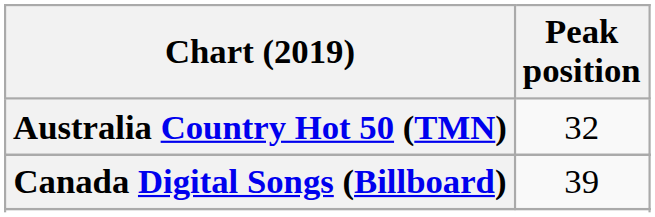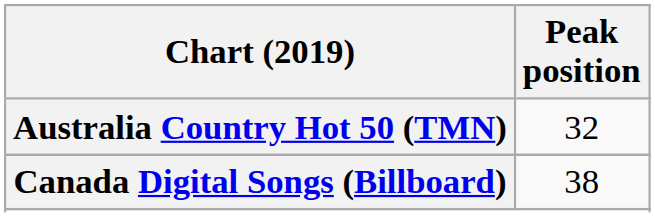(582, 181) 39 -> (582, 181) 38
